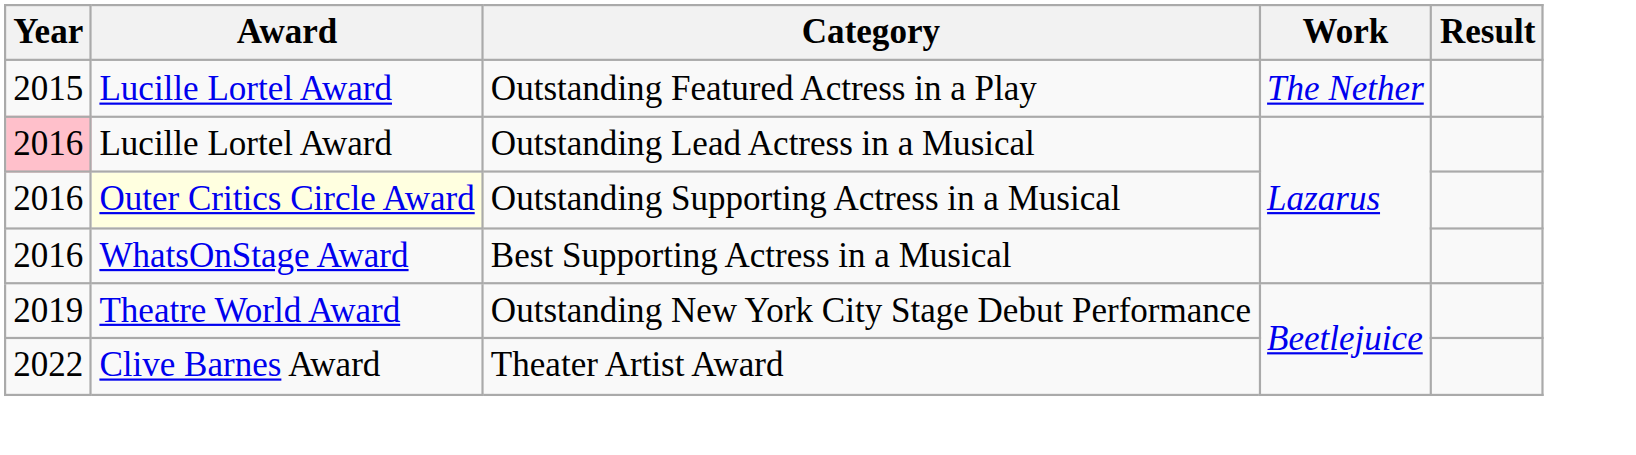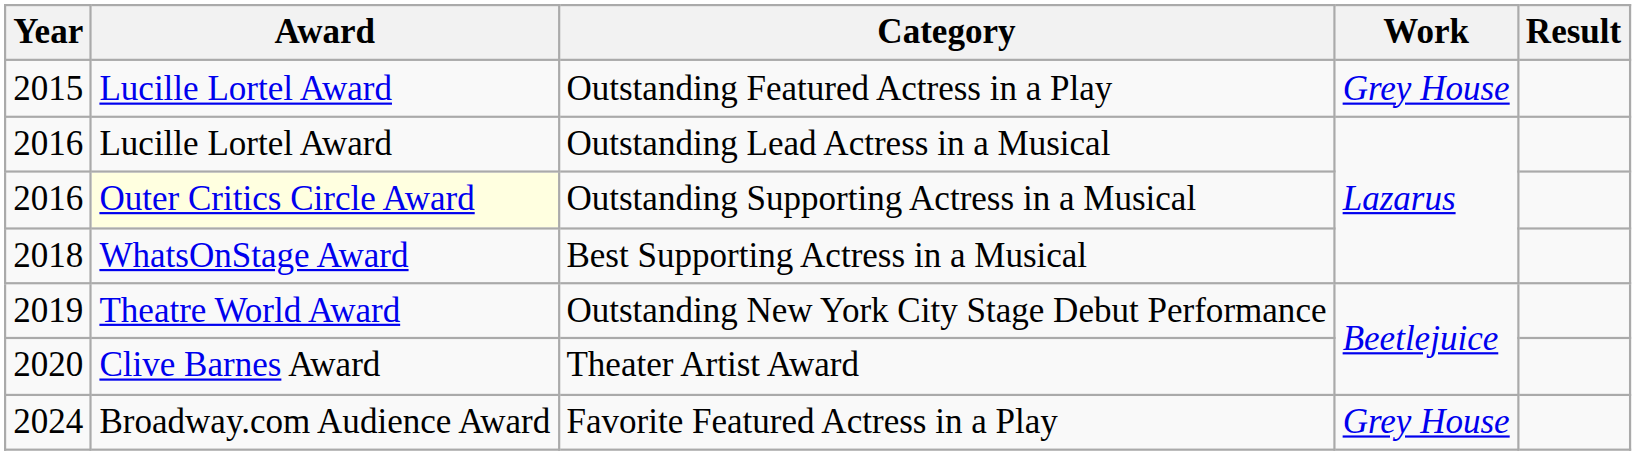(1345, 87) The Nether -> (1426, 87) Grey House
(48, 143) pink background -> (48, 143) no background
(48, 254) 2016 -> (48, 254) 2018
(48, 365) 2022 -> (48, 365) 2020
+ row: (812, 421)
